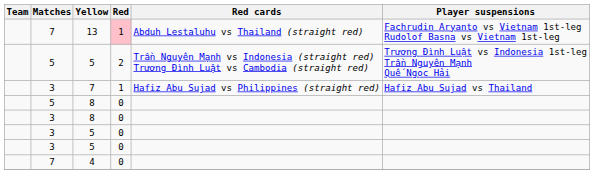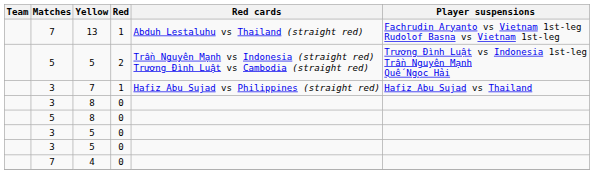(121, 32) pink background -> (121, 32) no background
rows swapped: (52, 117) <-> (52, 103)
